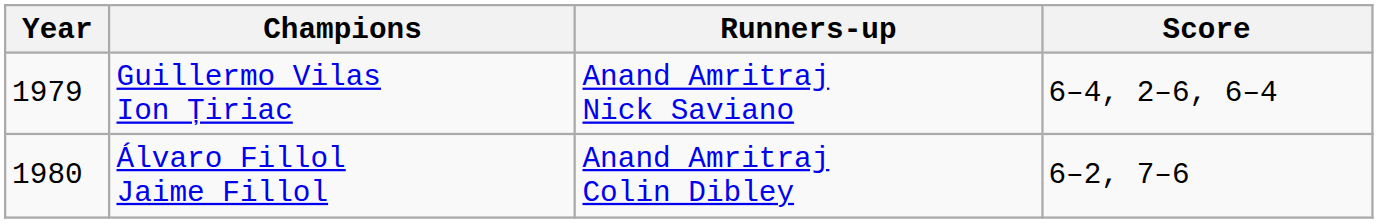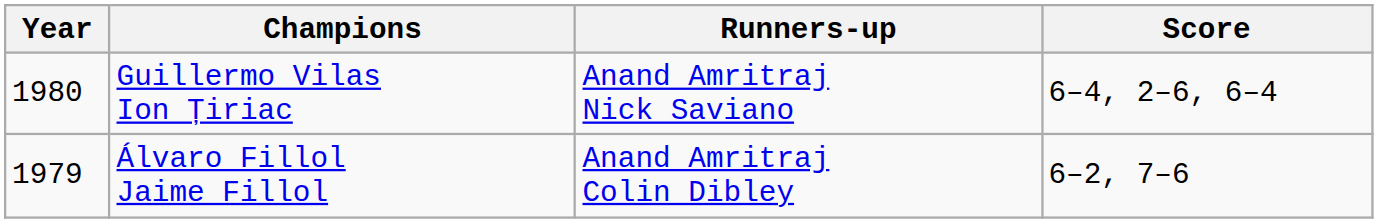(47, 94) 1979 -> (47, 94) 1980
(47, 176) 1980 -> (47, 176) 1979
